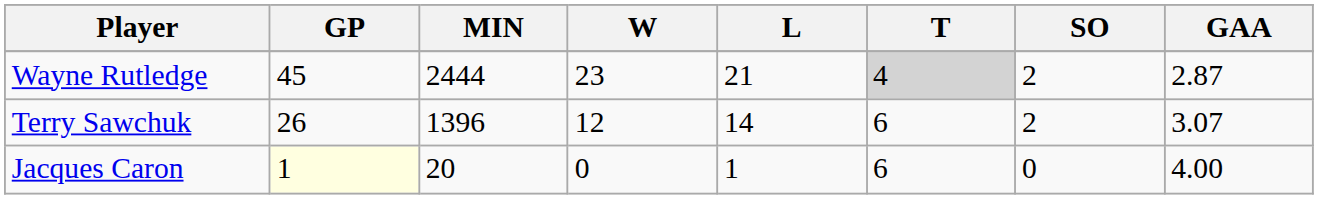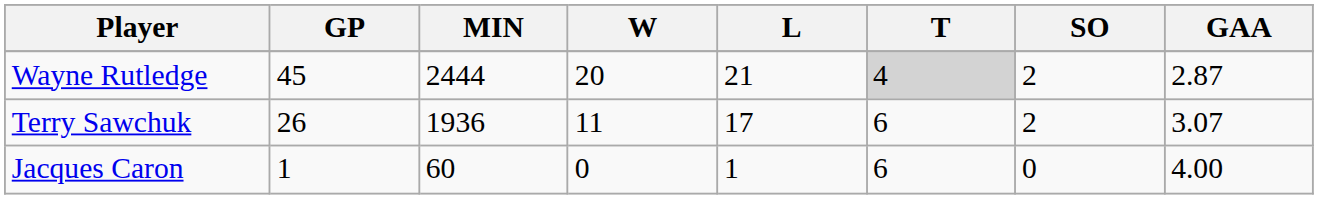(590, 74) 23 -> (590, 74) 20
(455, 121) 1396 -> (455, 121) 1936
(590, 121) 12 -> (589, 121) 11
(739, 121) 14 -> (739, 121) 17
(284, 168) lightyellow background -> (284, 168) no background
(441, 168) 20 -> (441, 168) 60
